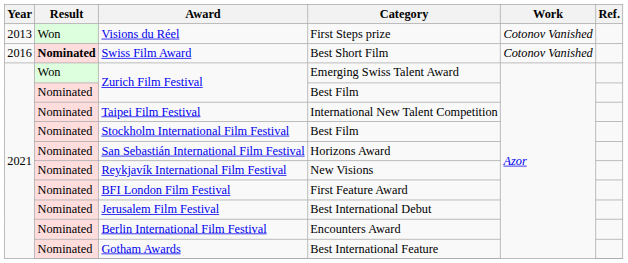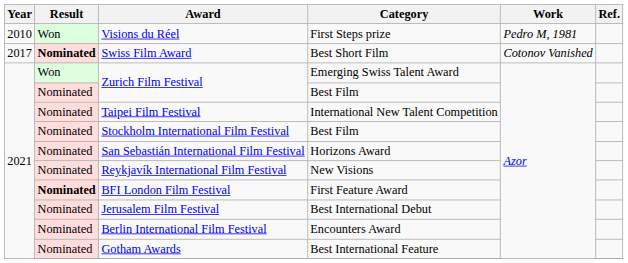(20, 33) 2013 -> (20, 33) 2010
(548, 33) Cotonov Vanished -> (540, 33) Pedro M, 1981
(20, 53) 2016 -> (20, 53) 2017
(65, 190) normal -> (67, 190) bold
